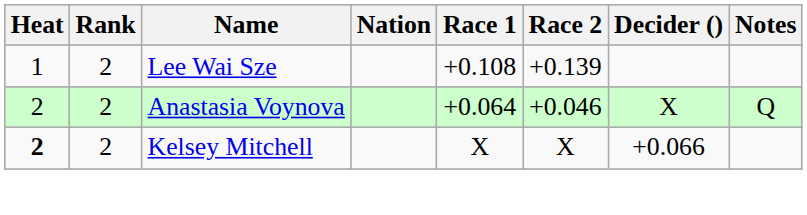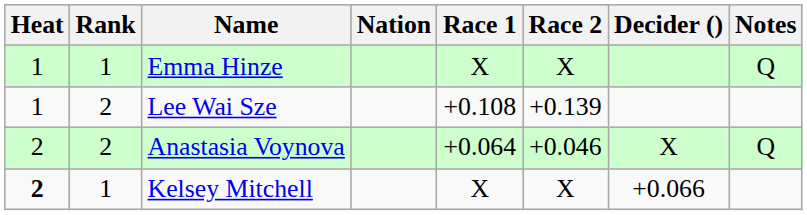+ row: (215, 65)
(106, 147) 2 -> (106, 188) 1
